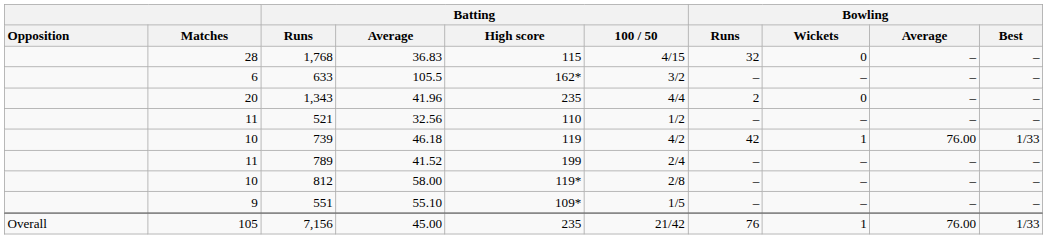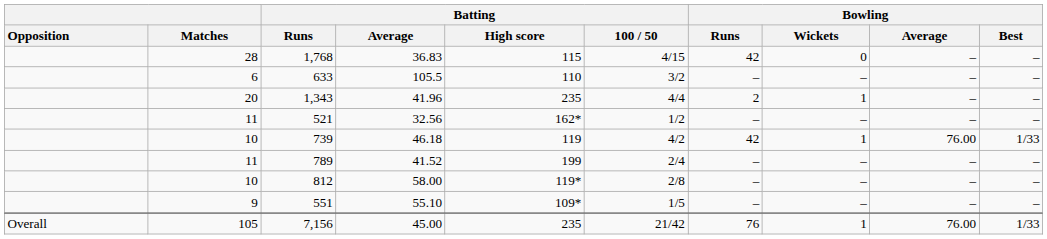(753, 56) 32 -> (753, 56) 42
(568, 77) 162* -> (572, 77) 110
(864, 98) 0 -> (864, 98) 1
(572, 118) 110 -> (568, 118) 162*
